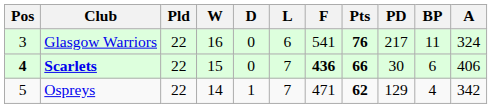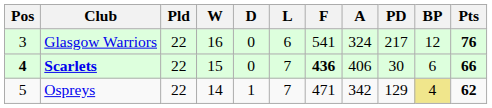columns swapped: (469, 16) <-> (360, 16)
(432, 41) 11 -> (432, 41) 12
(432, 90) no background -> (432, 90) khaki background
